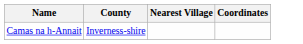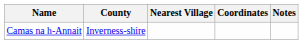+ column: (284, 13)
